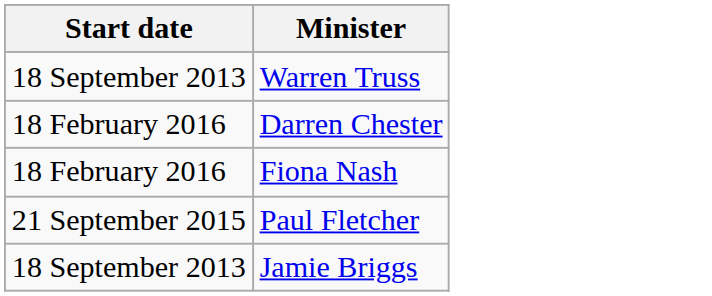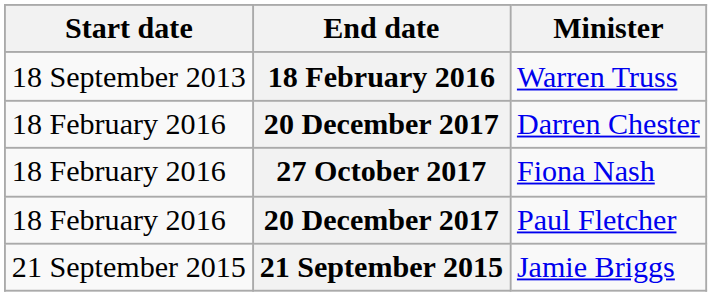+ column: (381, 28)
(129, 219) 21 September 2015 -> (119, 219) 18 February 2016
(129, 266) 18 September 2013 -> (129, 266) 21 September 2015
